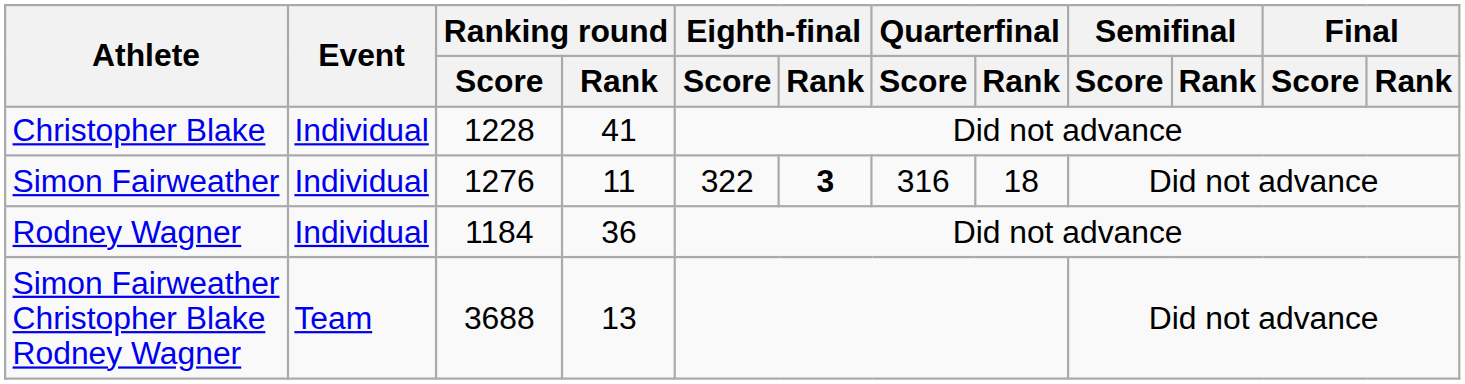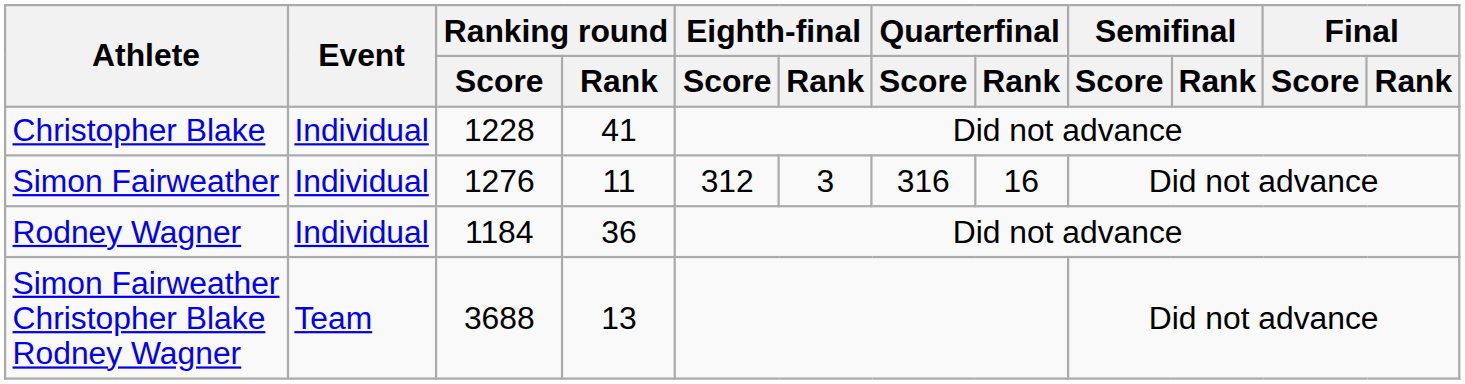(727, 181) 322 -> (727, 181) 312
(825, 181) bold -> (825, 181) normal
(1021, 181) 18 -> (1021, 181) 16
